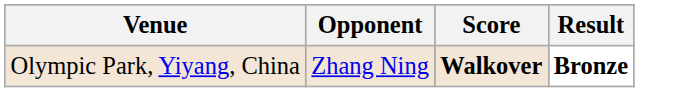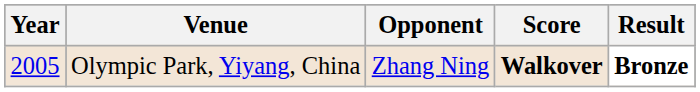+ column: (35, 25)
